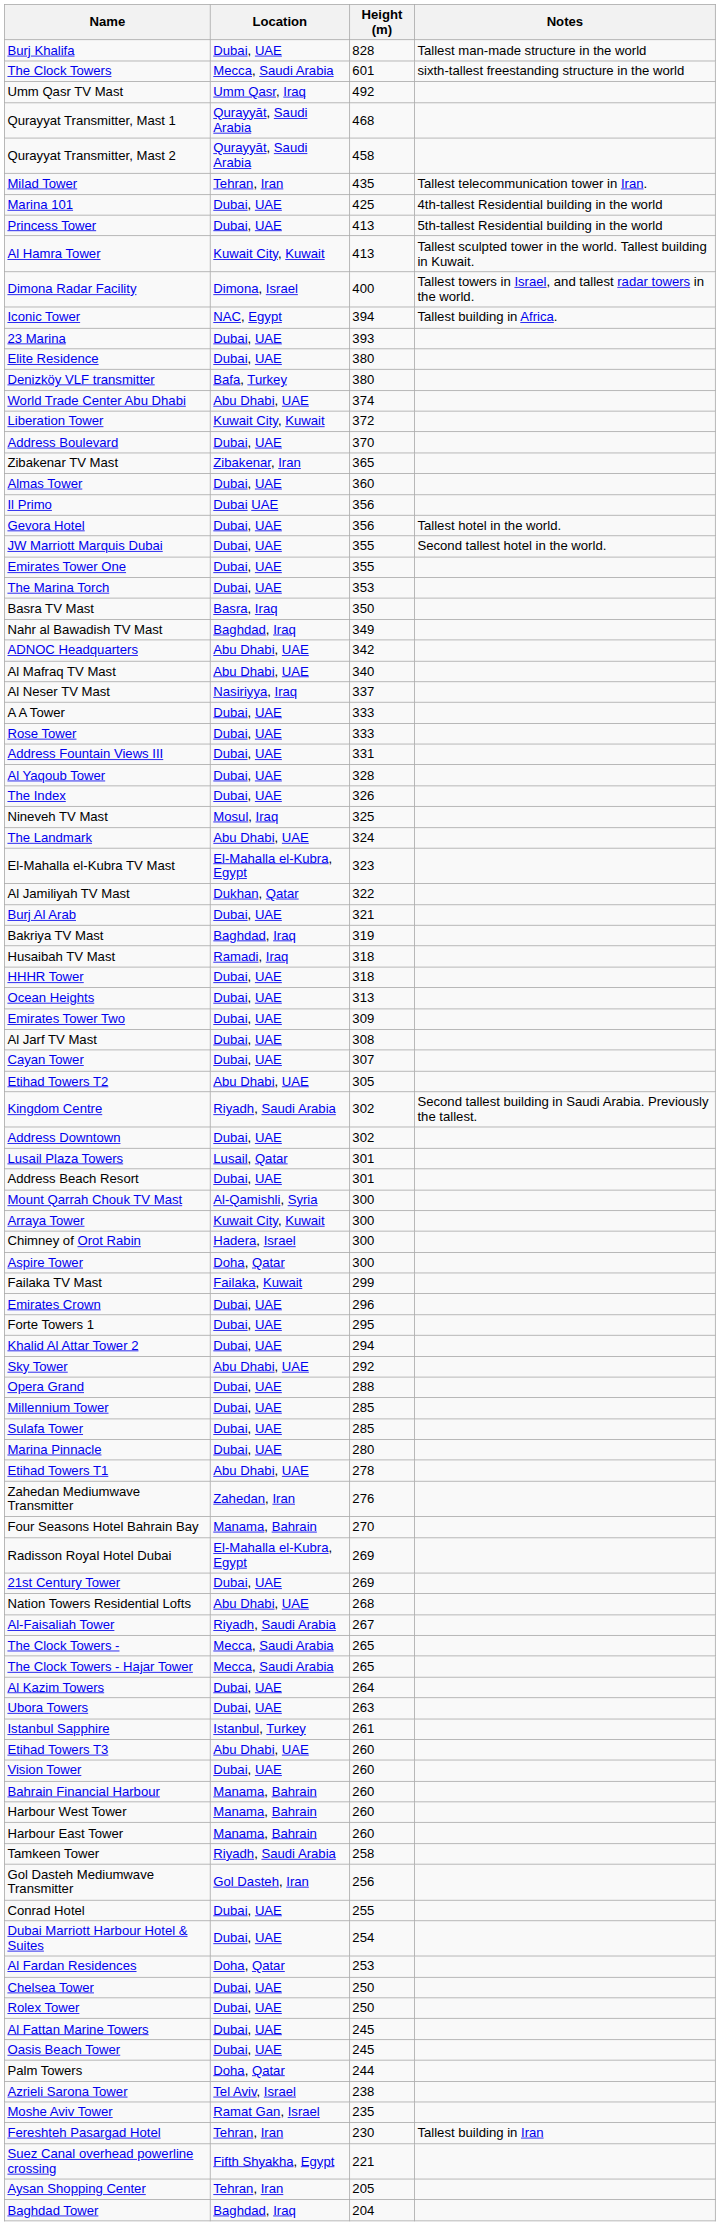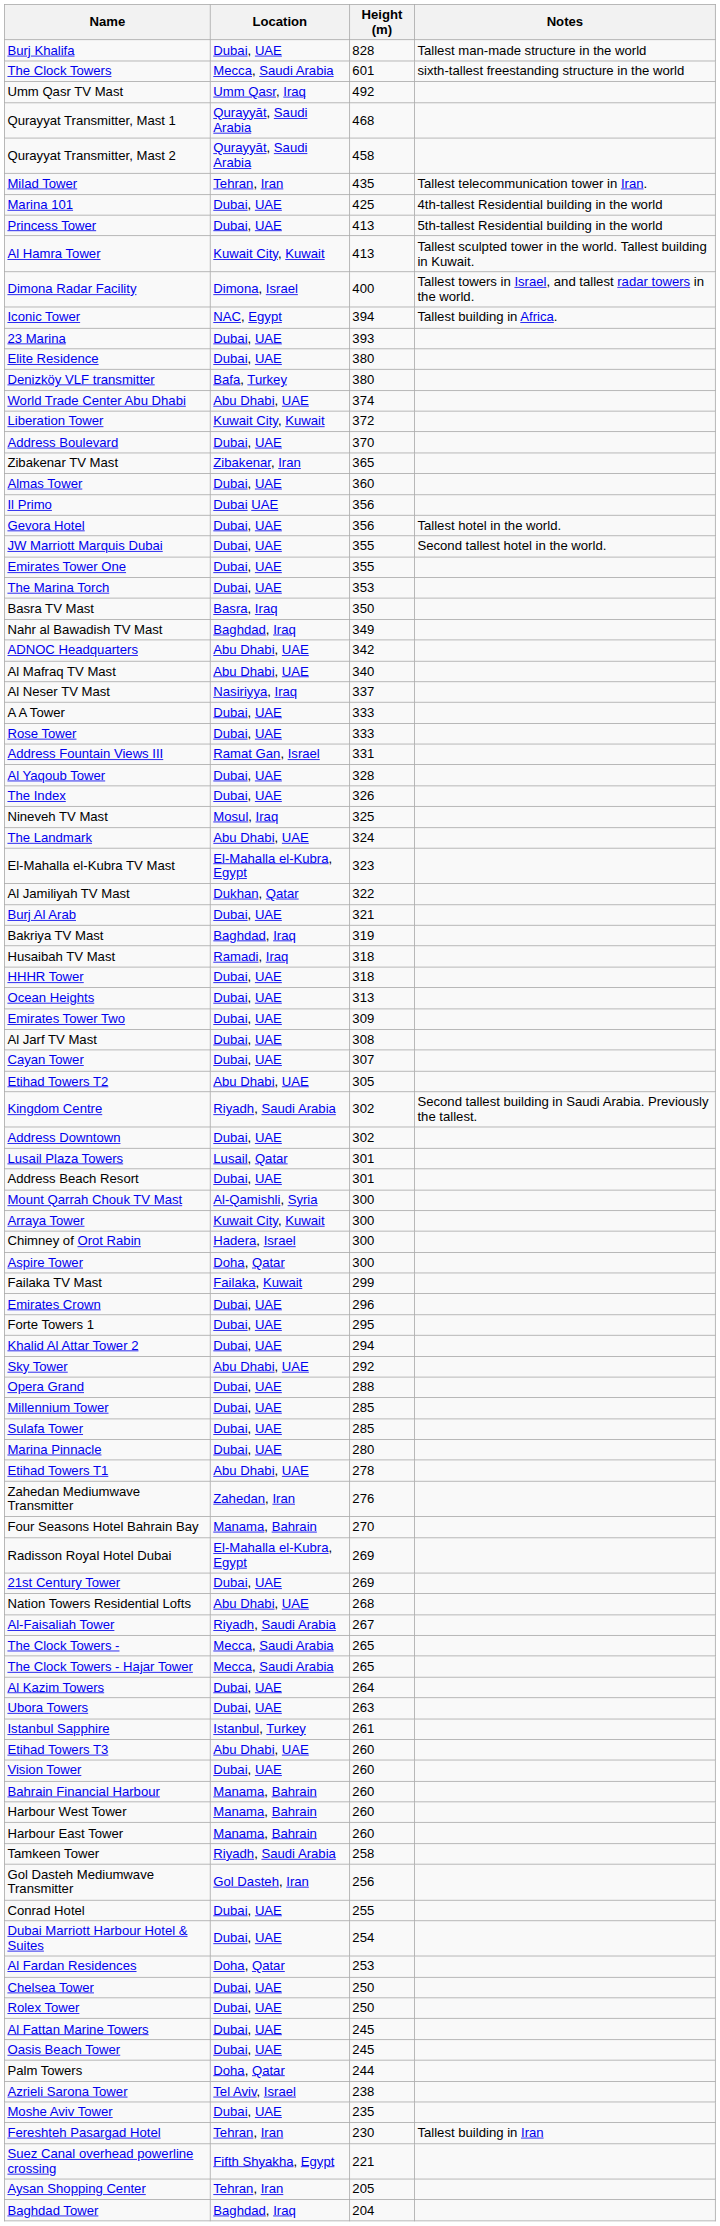(248, 754) Dubai, UAE -> (267, 754) Ramat Gan, Israel
(267, 2112) Ramat Gan, Israel -> (248, 2112) Dubai, UAE
